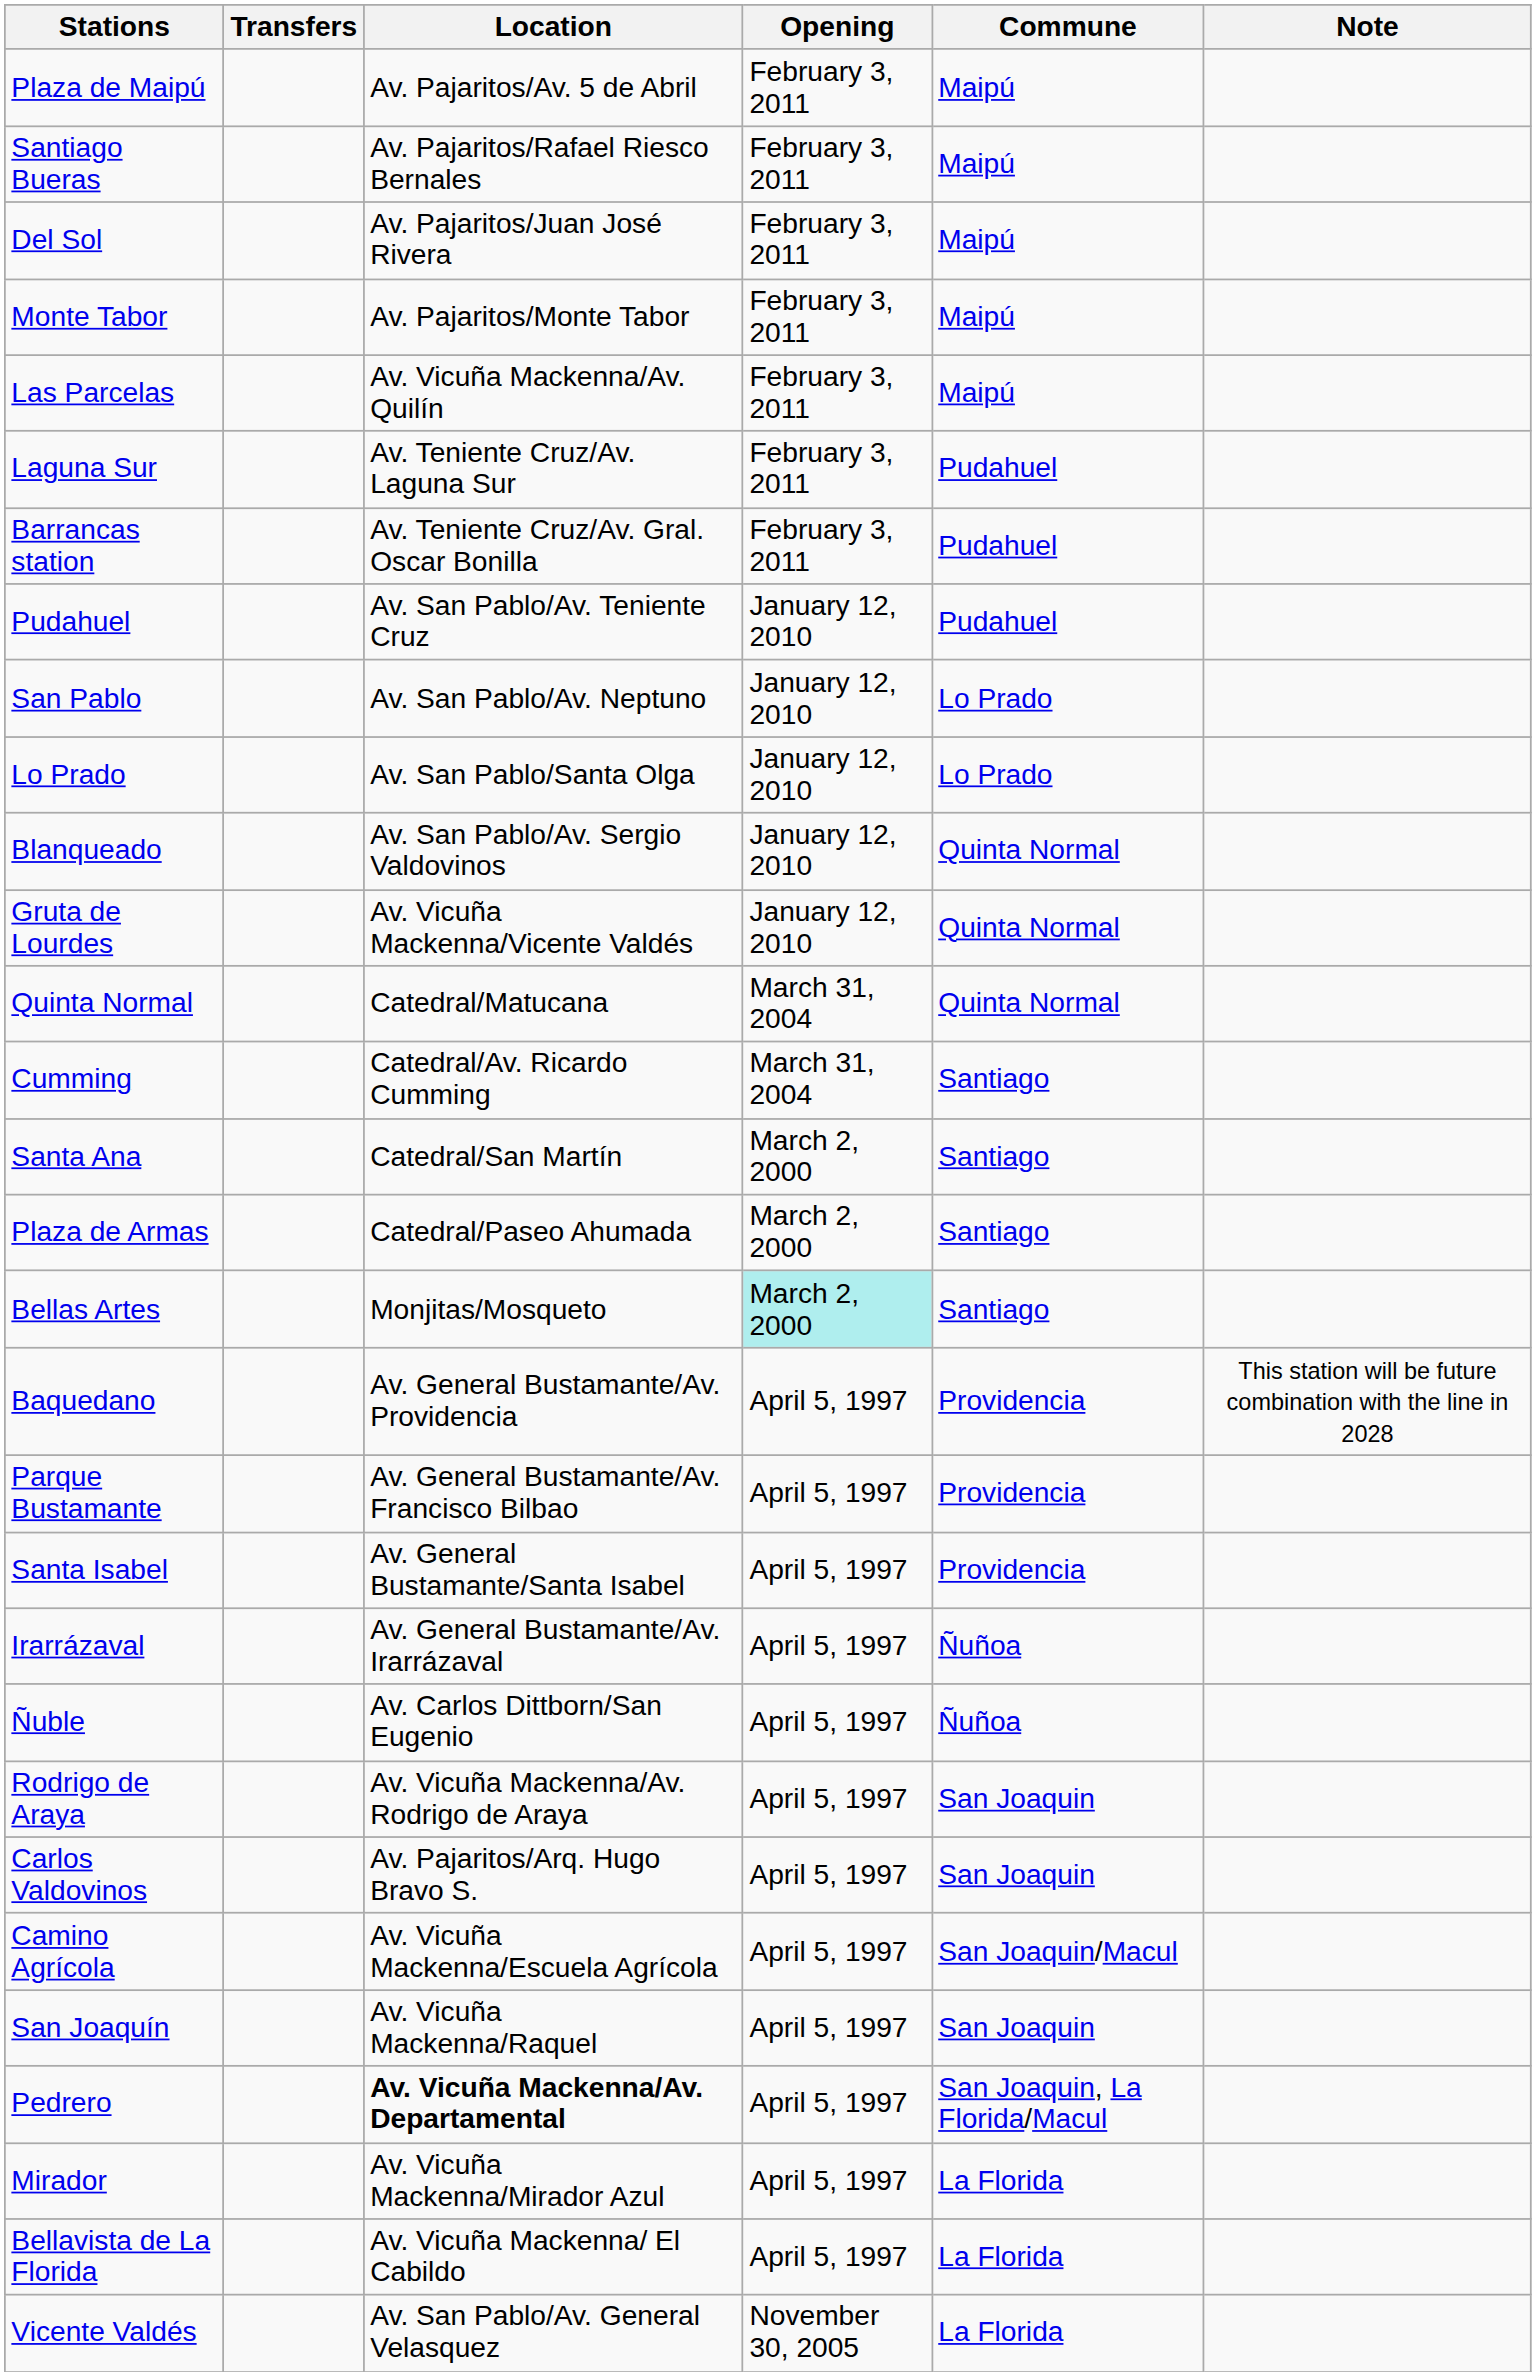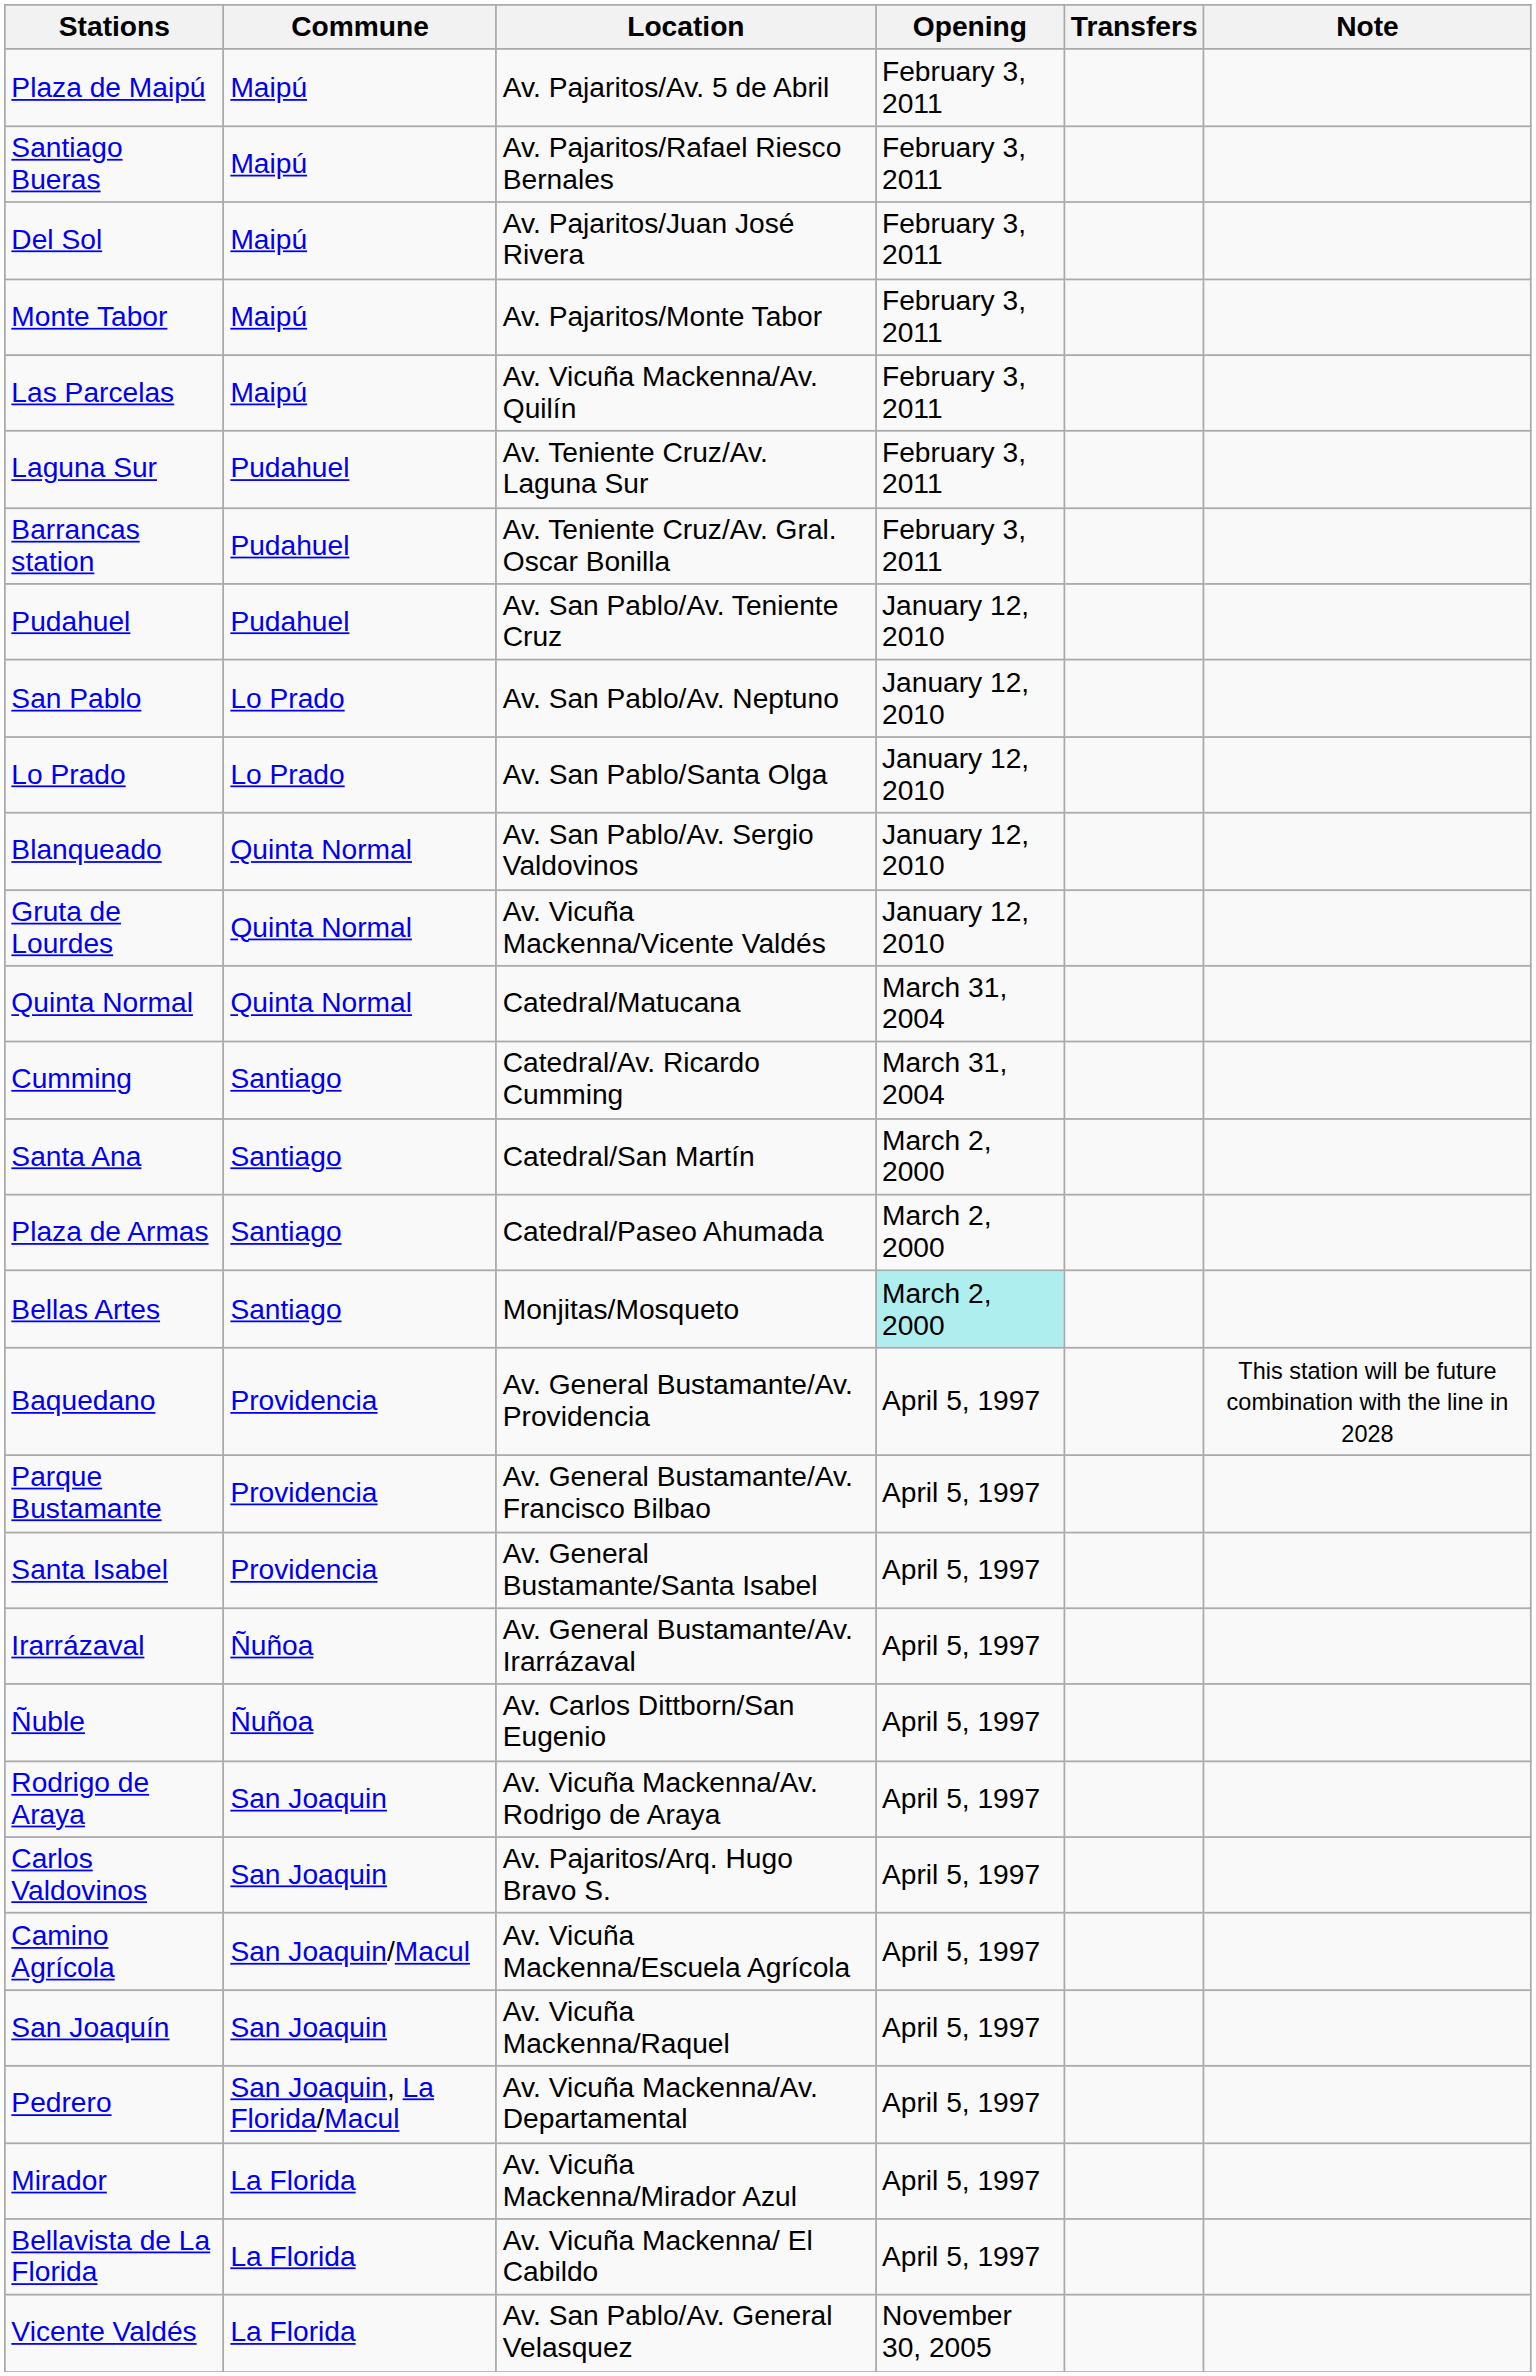columns swapped: (294, 26) <-> (1068, 26)
(537, 2103) bold -> (660, 2103) normal
